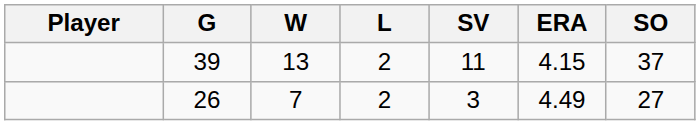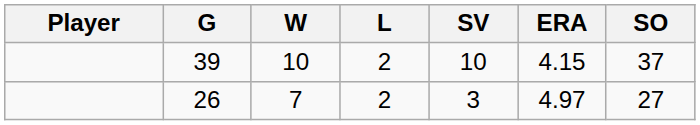(296, 61) 13 -> (296, 61) 10
(473, 61) 11 -> (473, 61) 10
(562, 100) 4.49 -> (562, 100) 4.97
